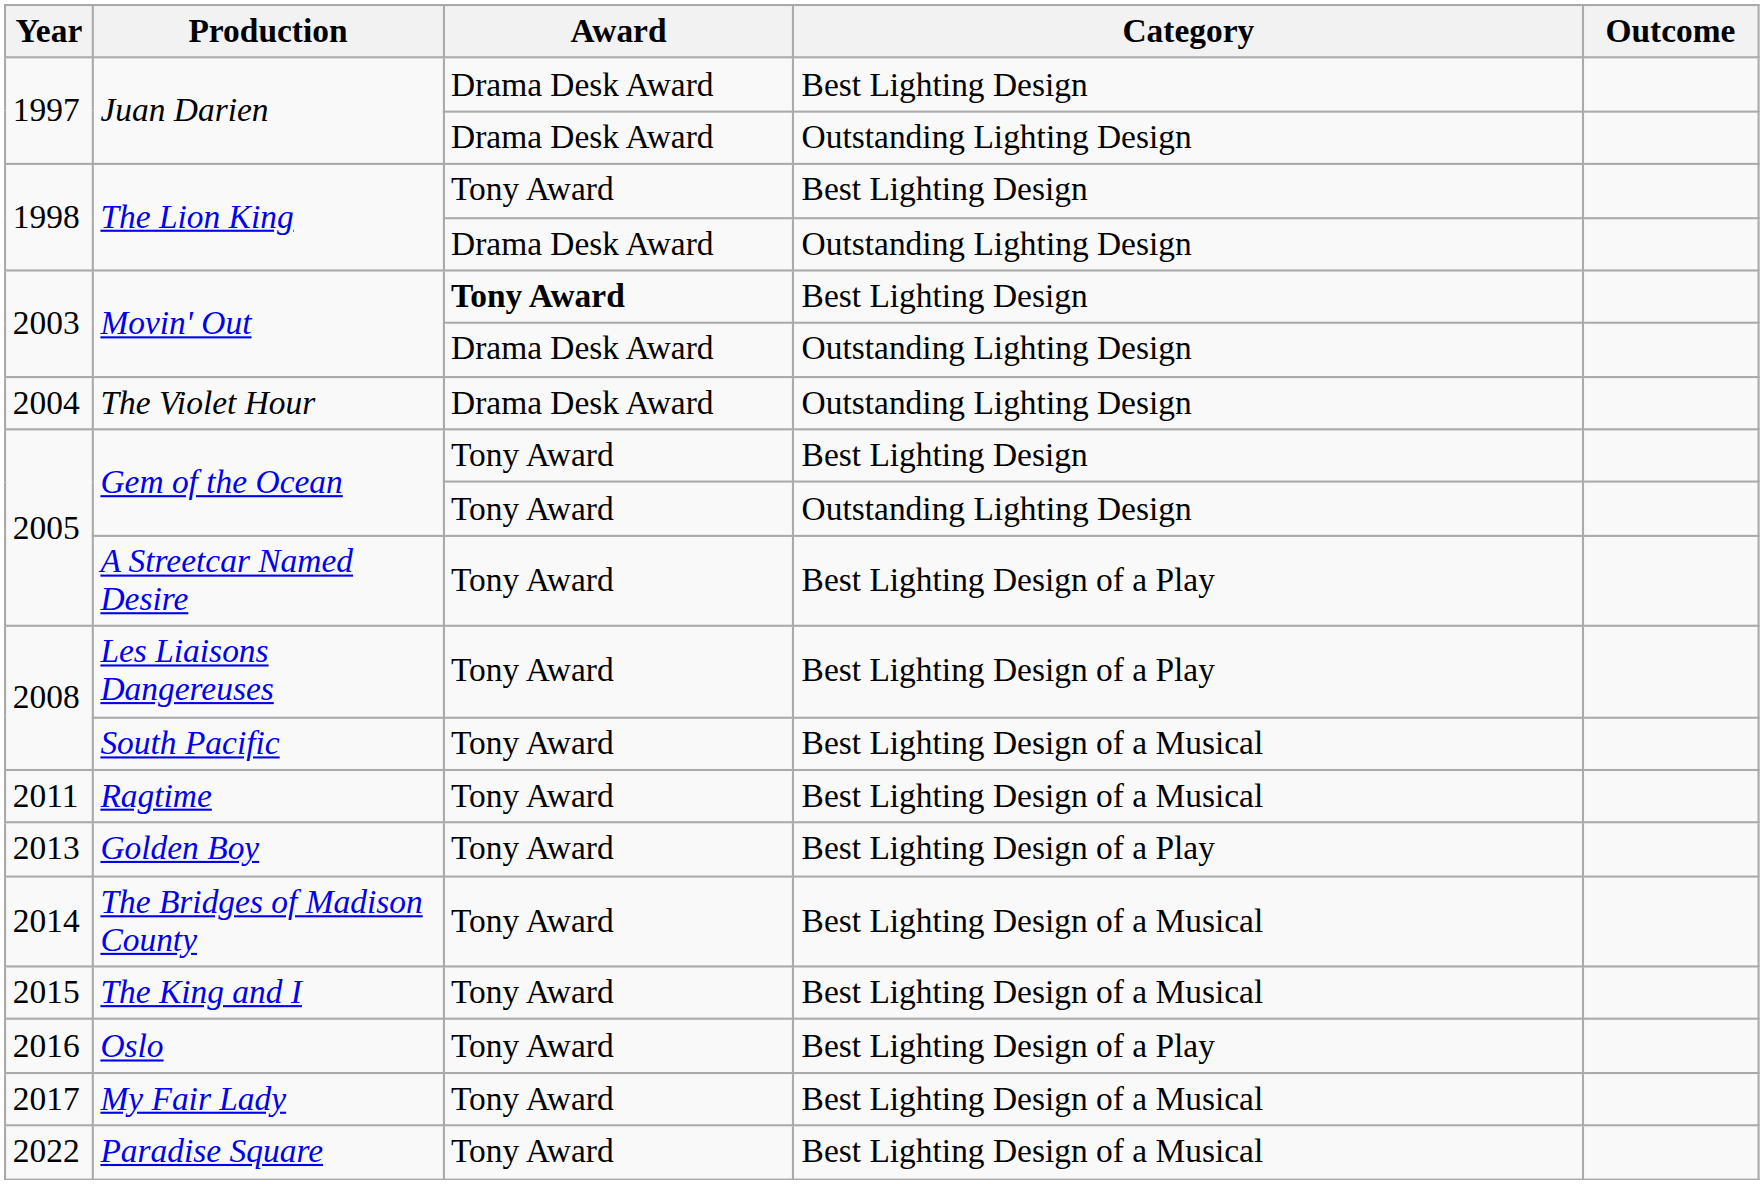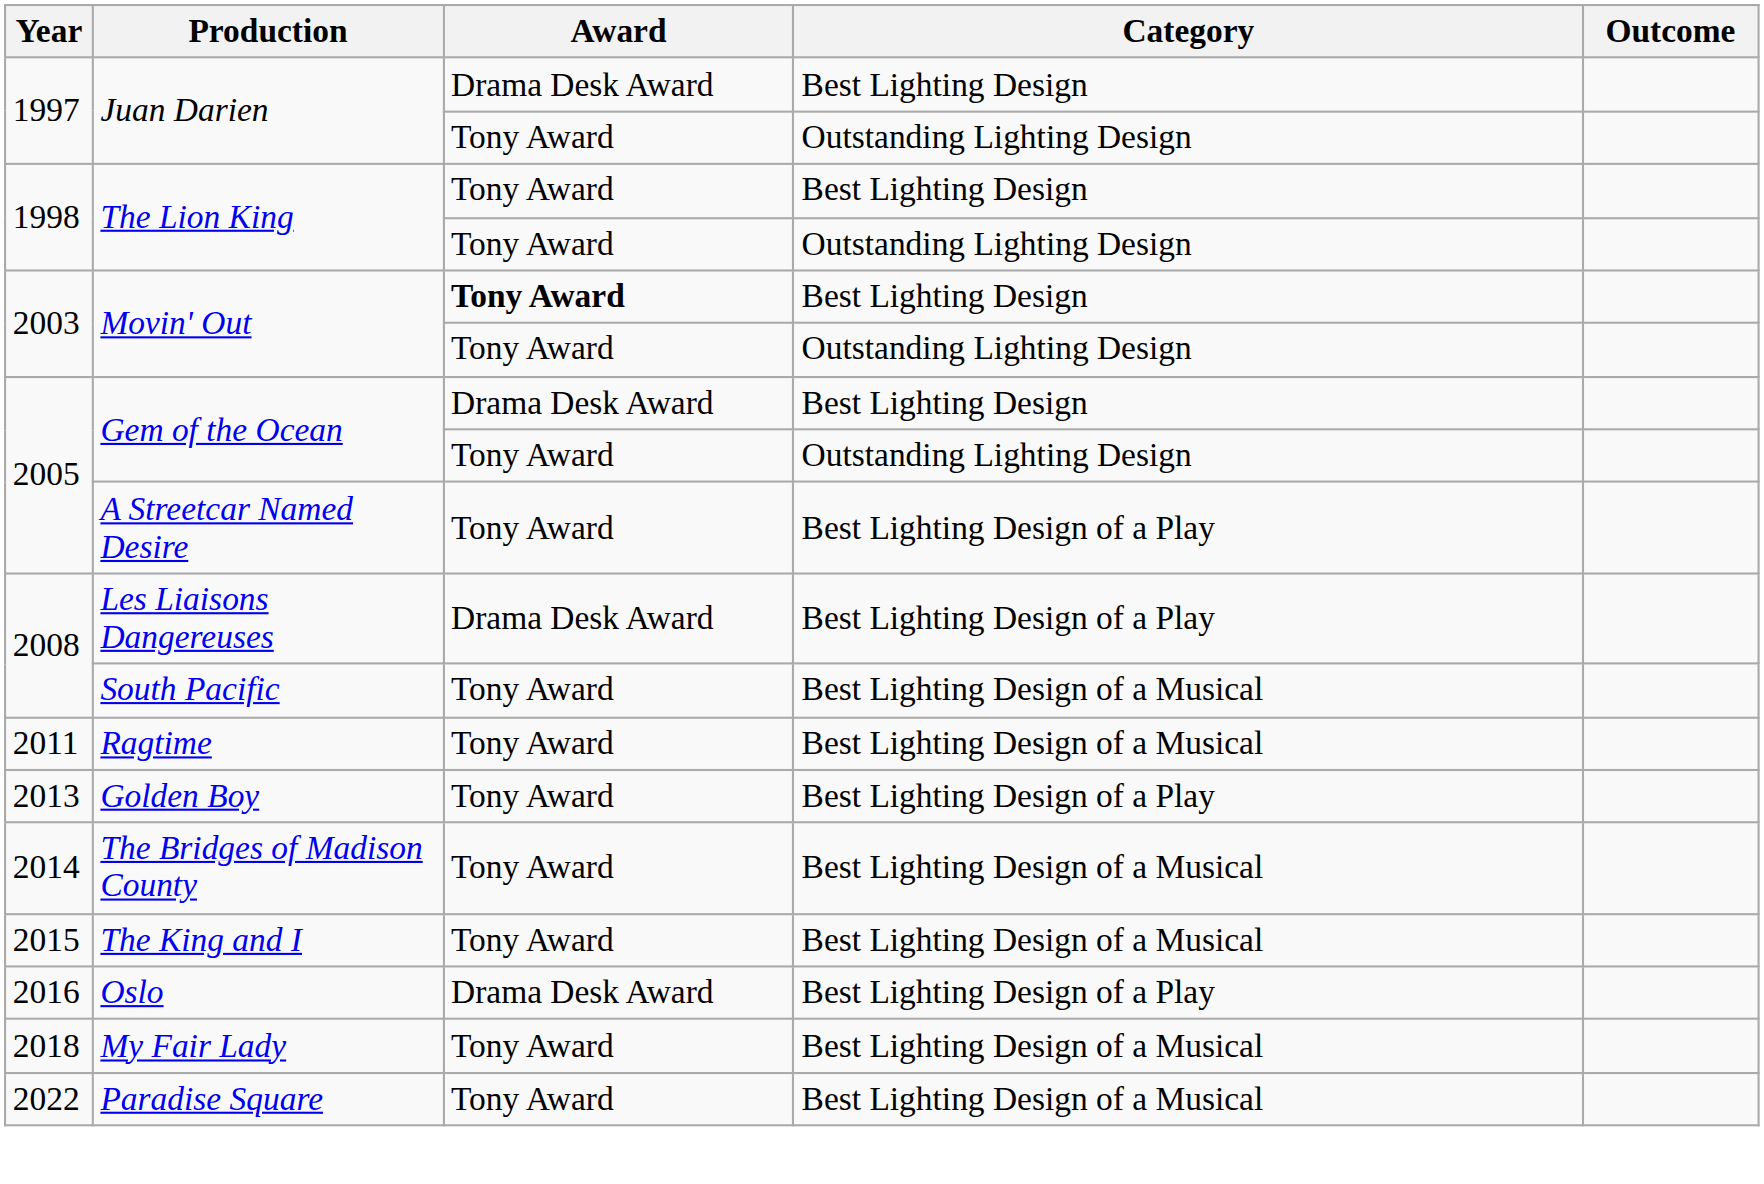(582, 137) Drama Desk Award -> (532, 137) Tony Award
(582, 243) Drama Desk Award -> (532, 243) Tony Award
(582, 349) Drama Desk Award -> (532, 349) Tony Award
- row: (208, 402)
(532, 455) Tony Award -> (582, 402) Drama Desk Award
(532, 670) Tony Award -> (582, 617) Drama Desk Award
(532, 1045) Tony Award -> (582, 992) Drama Desk Award
(46, 1098) 2017 -> (46, 1045) 2018
